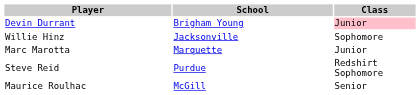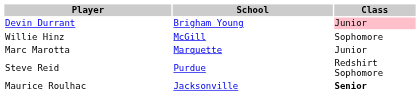(206, 36) Jacksonville -> (190, 36) McGill
(190, 86) McGill -> (206, 86) Jacksonville
(351, 86) normal -> (351, 86) bold
